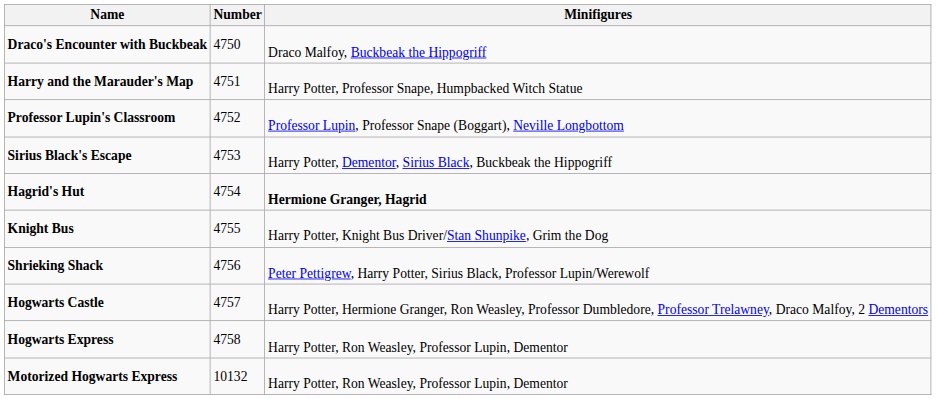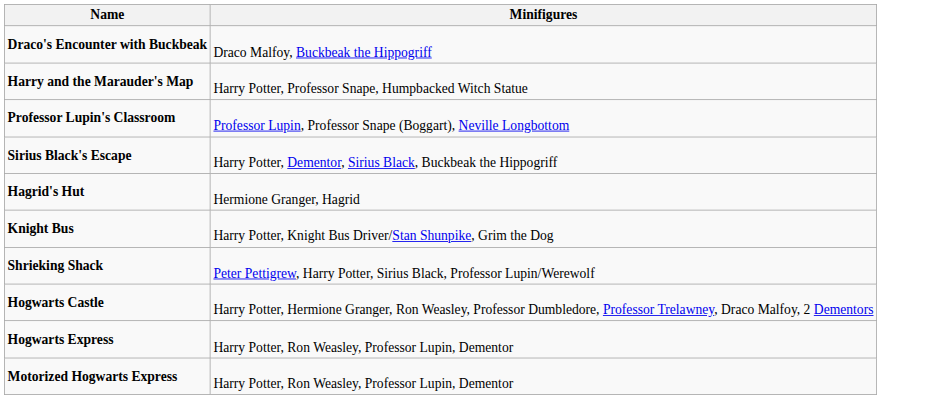- column: (238, 15)
(347, 199) bold -> (287, 199) normal
